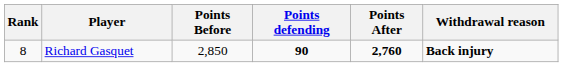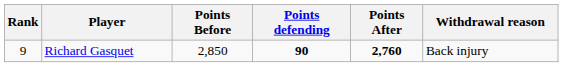(23, 51) 8 -> (23, 51) 9
(460, 51) bold -> (457, 51) normal
